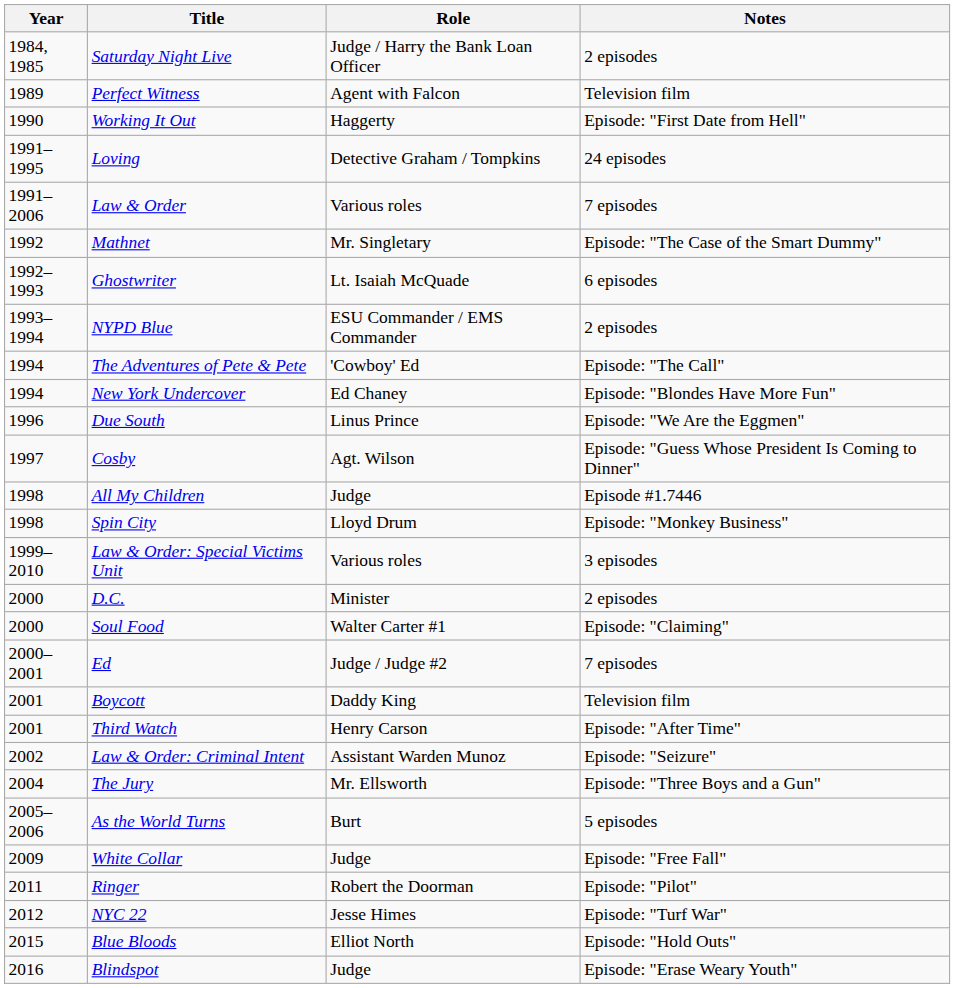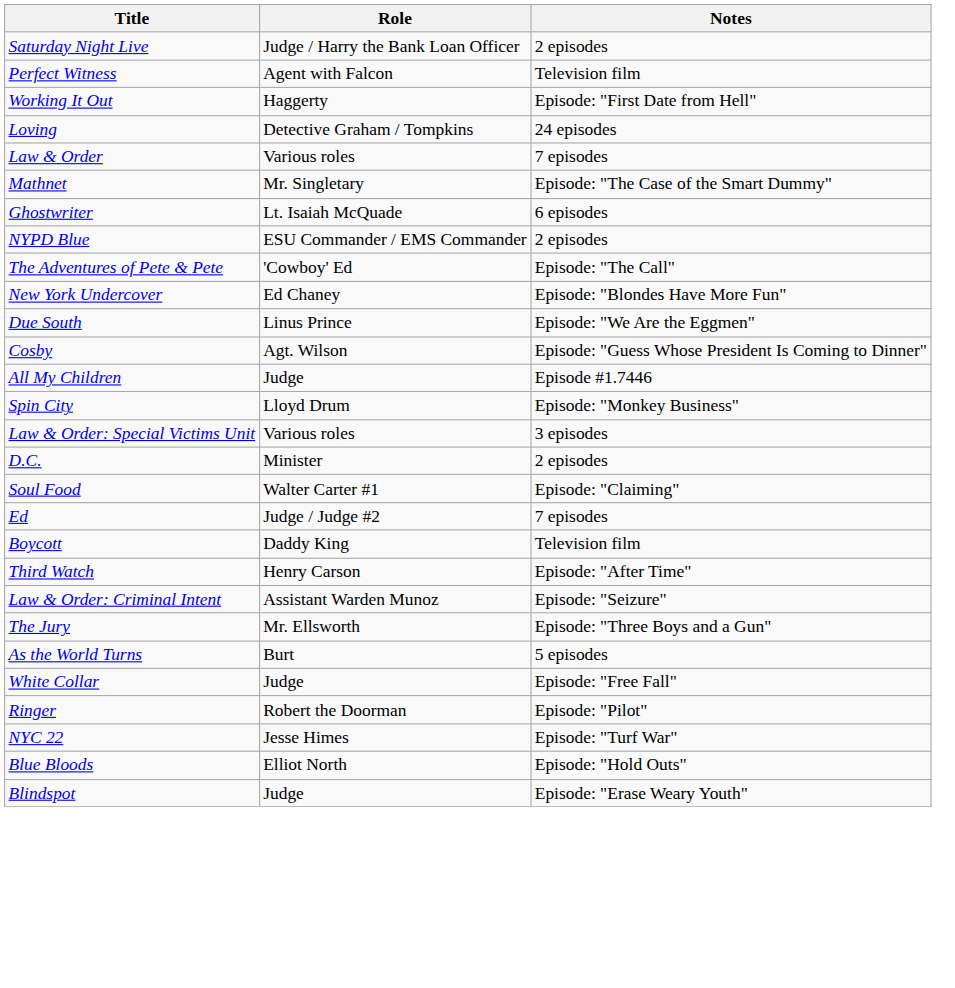- column: (46, 18)
